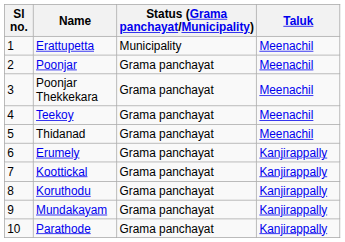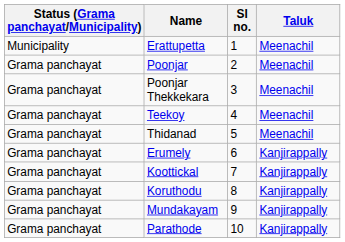columns swapped: (19, 21) <-> (187, 21)
